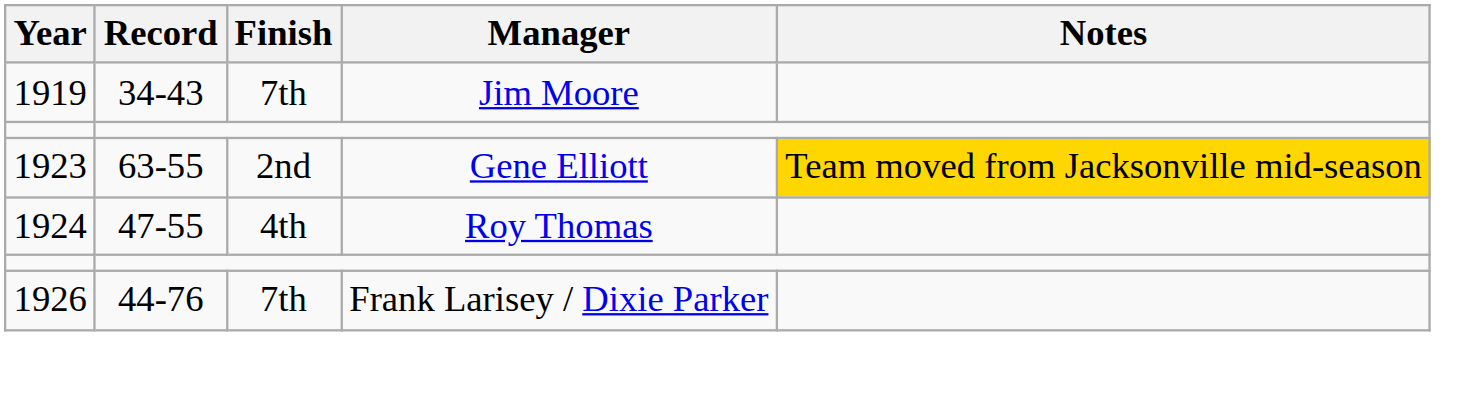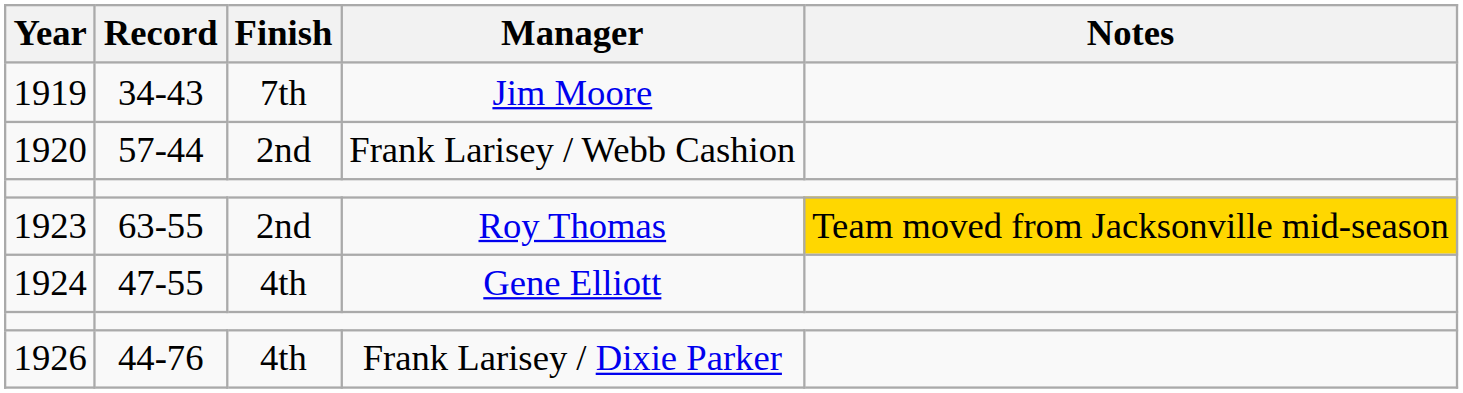+ row: (50, 149)
(559, 166) Gene Elliott -> (572, 224) Roy Thomas
(559, 224) Roy Thomas -> (572, 282) Gene Elliott
(283, 299) 7th -> (283, 357) 4th
